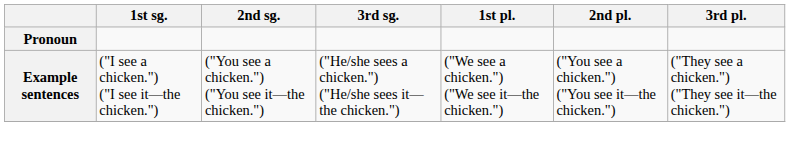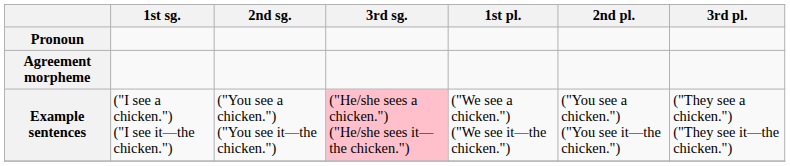+ row: (57, 69)
(371, 85) no background -> (381, 124) pink background
